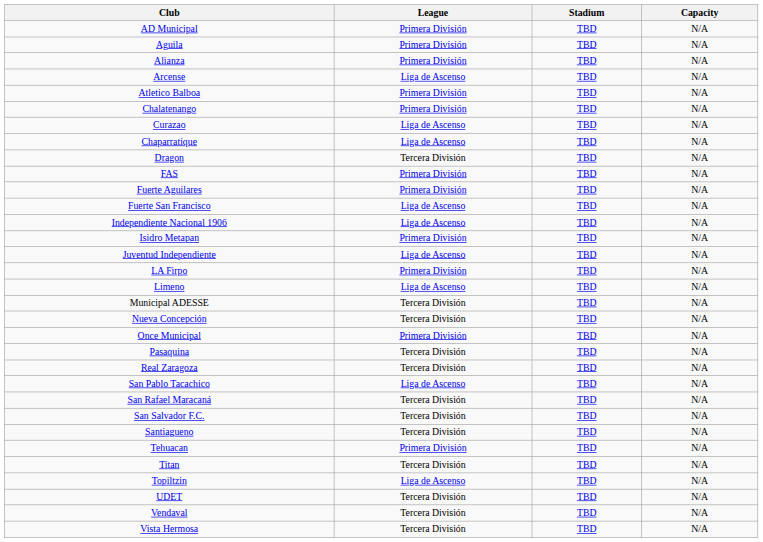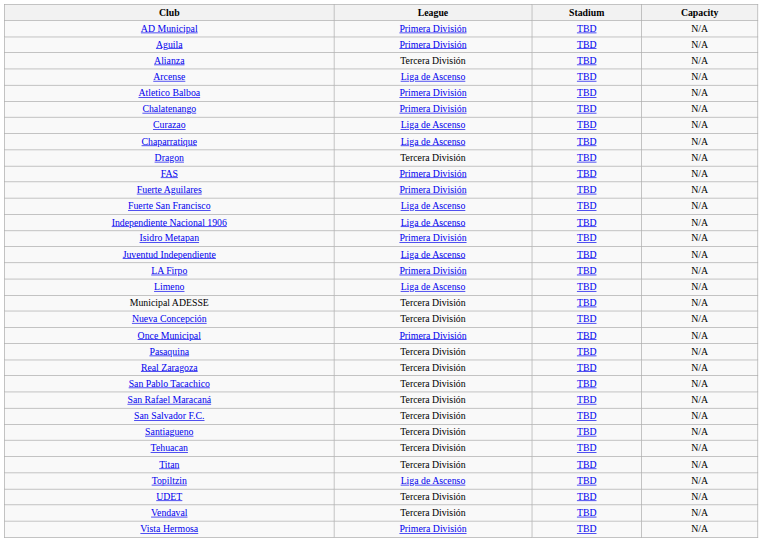(433, 61) Primera División -> (433, 61) Tercera División
(433, 384) Liga de Ascenso -> (433, 384) Tercera División
(433, 449) Primera División -> (433, 449) Tercera División
(433, 529) Tercera División -> (433, 529) Primera División
